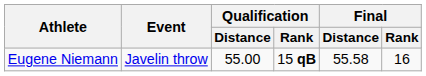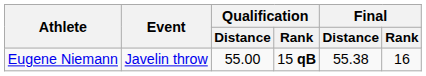(351, 60) 55.58 -> (351, 60) 55.38
